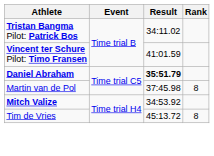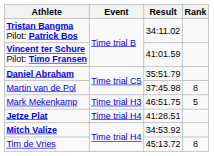(163, 74) bold -> (163, 74) normal
+ row: (42, 102)
+ row: (27, 116)
